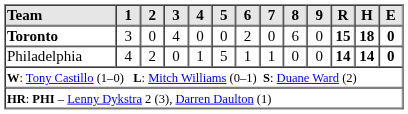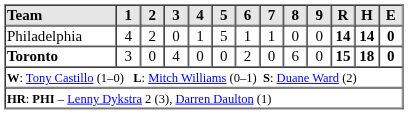rows swapped: (32, 35) <-> (45, 56)
